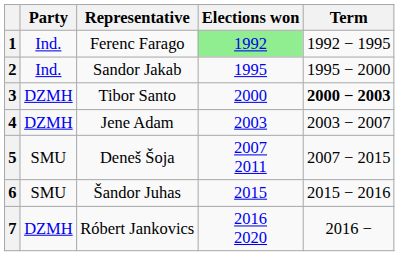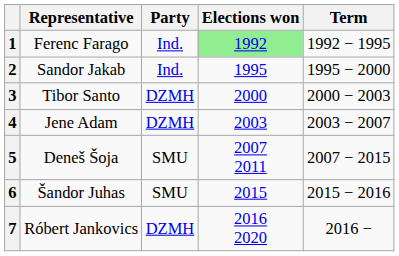columns swapped: (137, 17) <-> (48, 17)
(349, 95) bold -> (349, 95) normal
